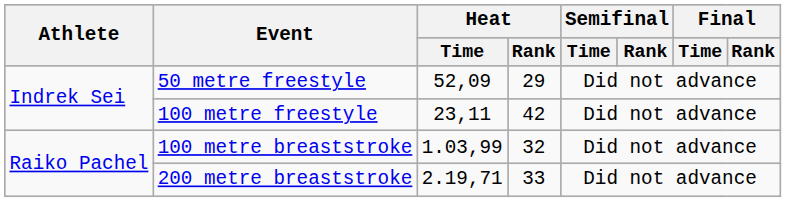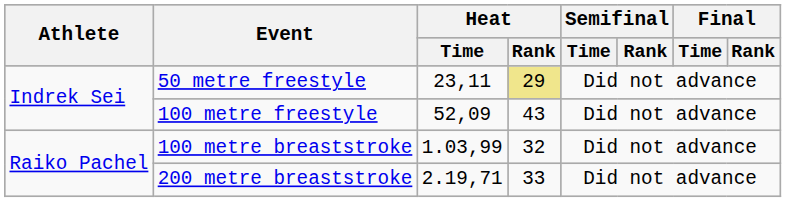(462, 82) 52,09 -> (462, 82) 23,11
(534, 82) no background -> (534, 82) khaki background
(462, 114) 23,11 -> (462, 114) 52,09
(534, 114) 42 -> (534, 114) 43
